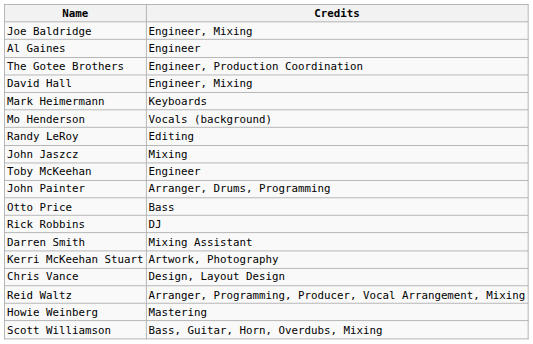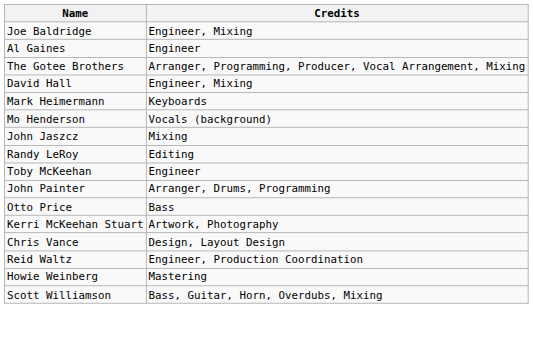(256, 66) Engineer, Production Coordination -> (337, 66) Arranger, Programming, Producer, Vocal Arrangement, Mixing
rows swapped: (43, 154) <-> (43, 136)
- row: (46, 224)
- row: (46, 242)
(337, 295) Arranger, Programming, Producer, Vocal Arrangement, Mixing -> (256, 259) Engineer, Production Coordination
